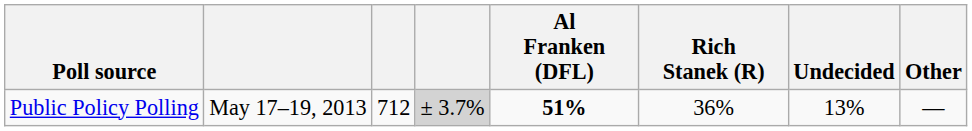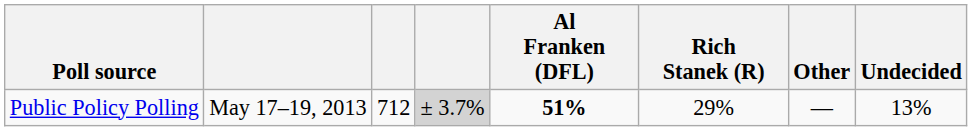columns swapped: (933, 72) <-> (844, 72)
(714, 107) 36% -> (714, 107) 29%
